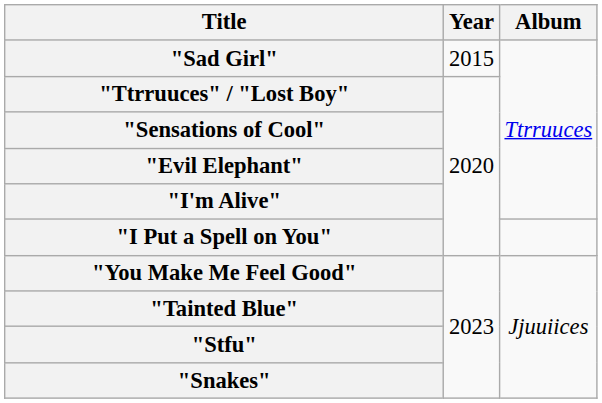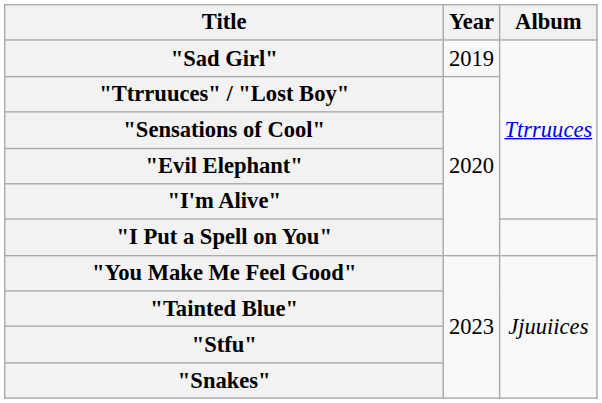(472, 58) 2015 -> (472, 58) 2019
